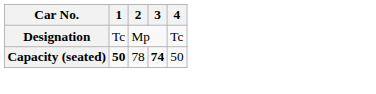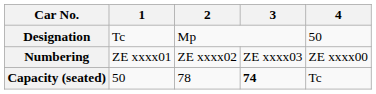(177, 36) Tc -> (315, 36) 50
+ row: (57, 57)
(119, 57) bold -> (119, 78) normal
(177, 57) 50 -> (315, 78) Tc
